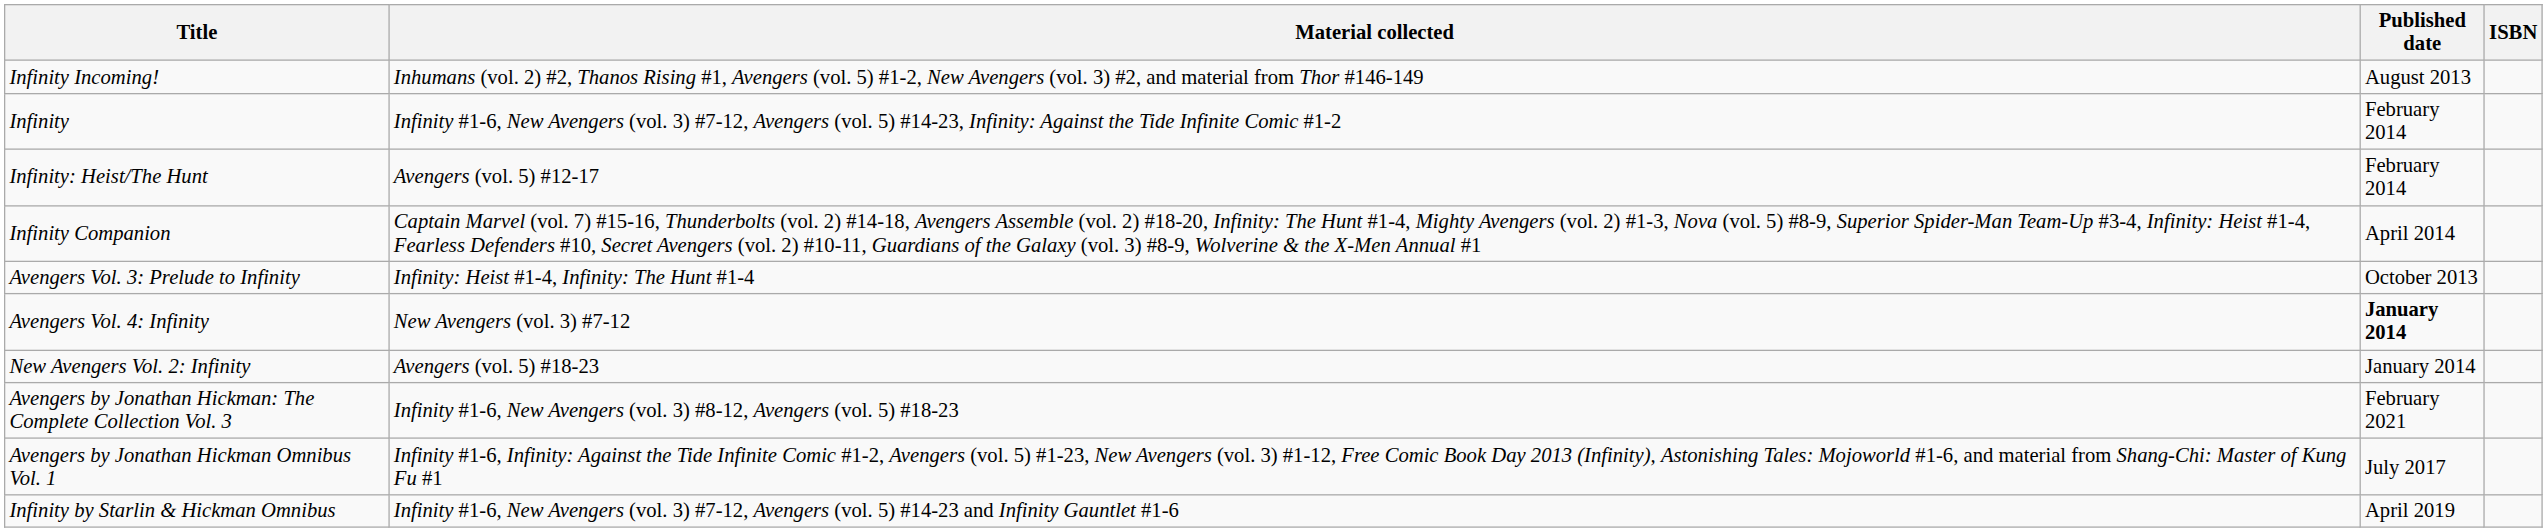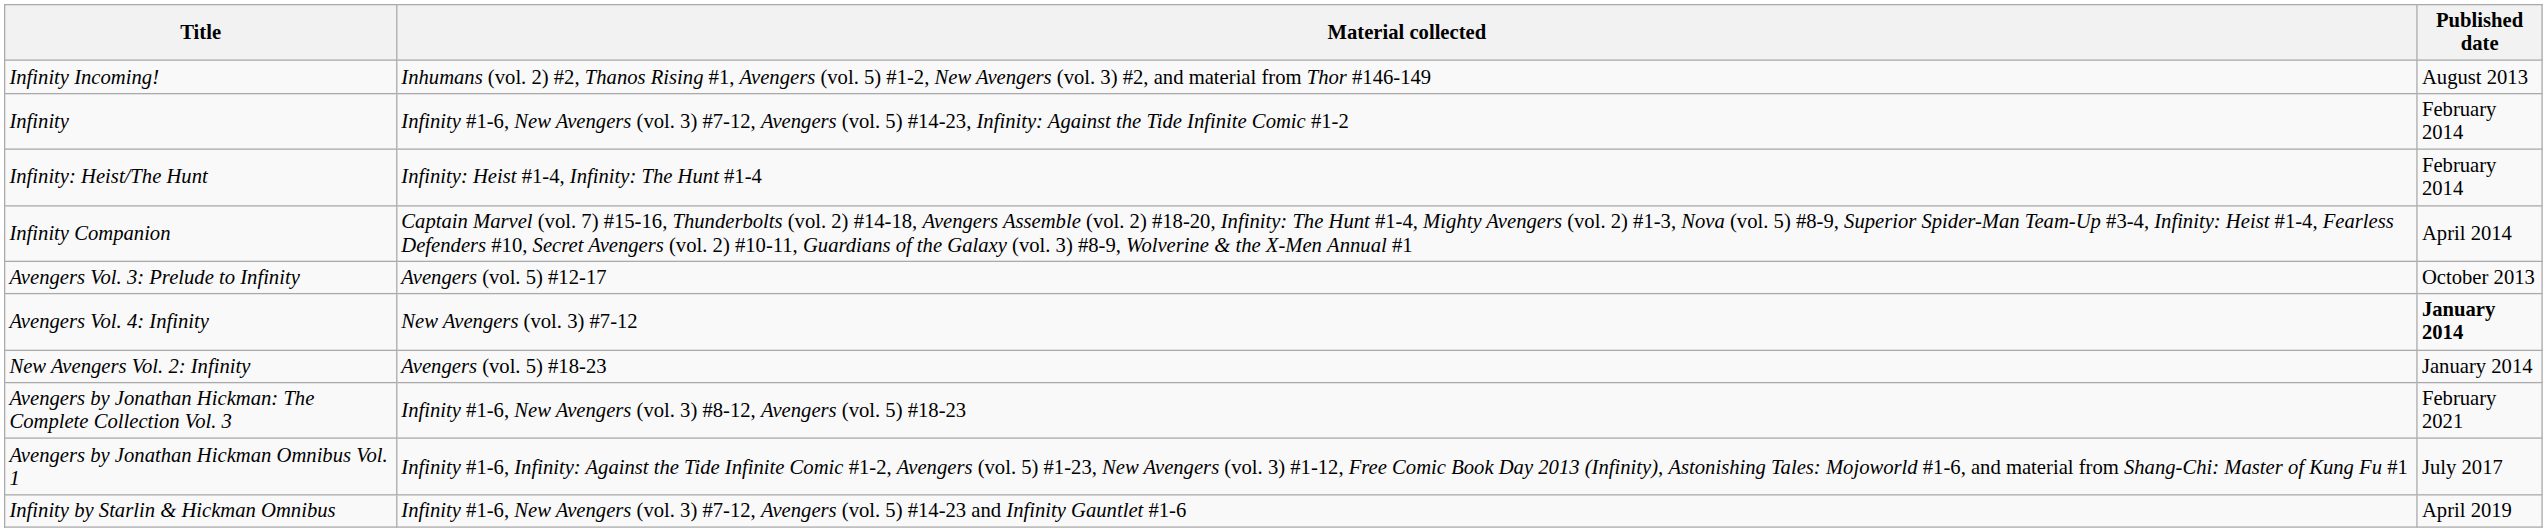- column: (2513, 32)
(496, 177) Avengers (vol. 5) #12-17 -> (582, 177) Infinity: Heist #1-4, Infinity: The Hunt #1-4
(574, 277) Infinity: Heist #1-4, Infinity: The Hunt #1-4 -> (504, 277) Avengers (vol. 5) #12-17
